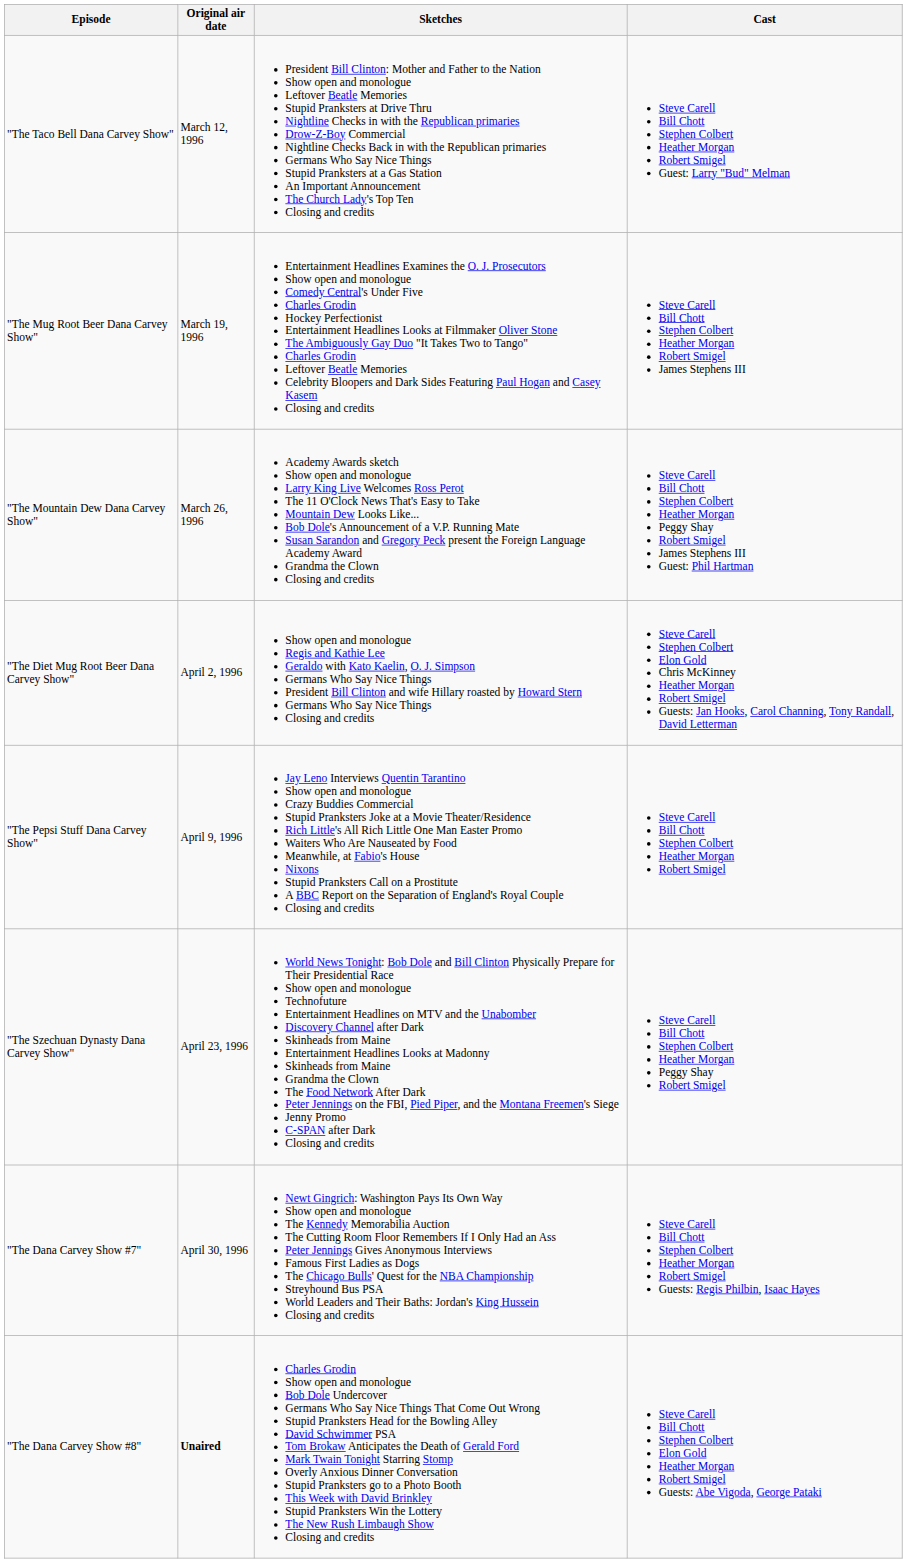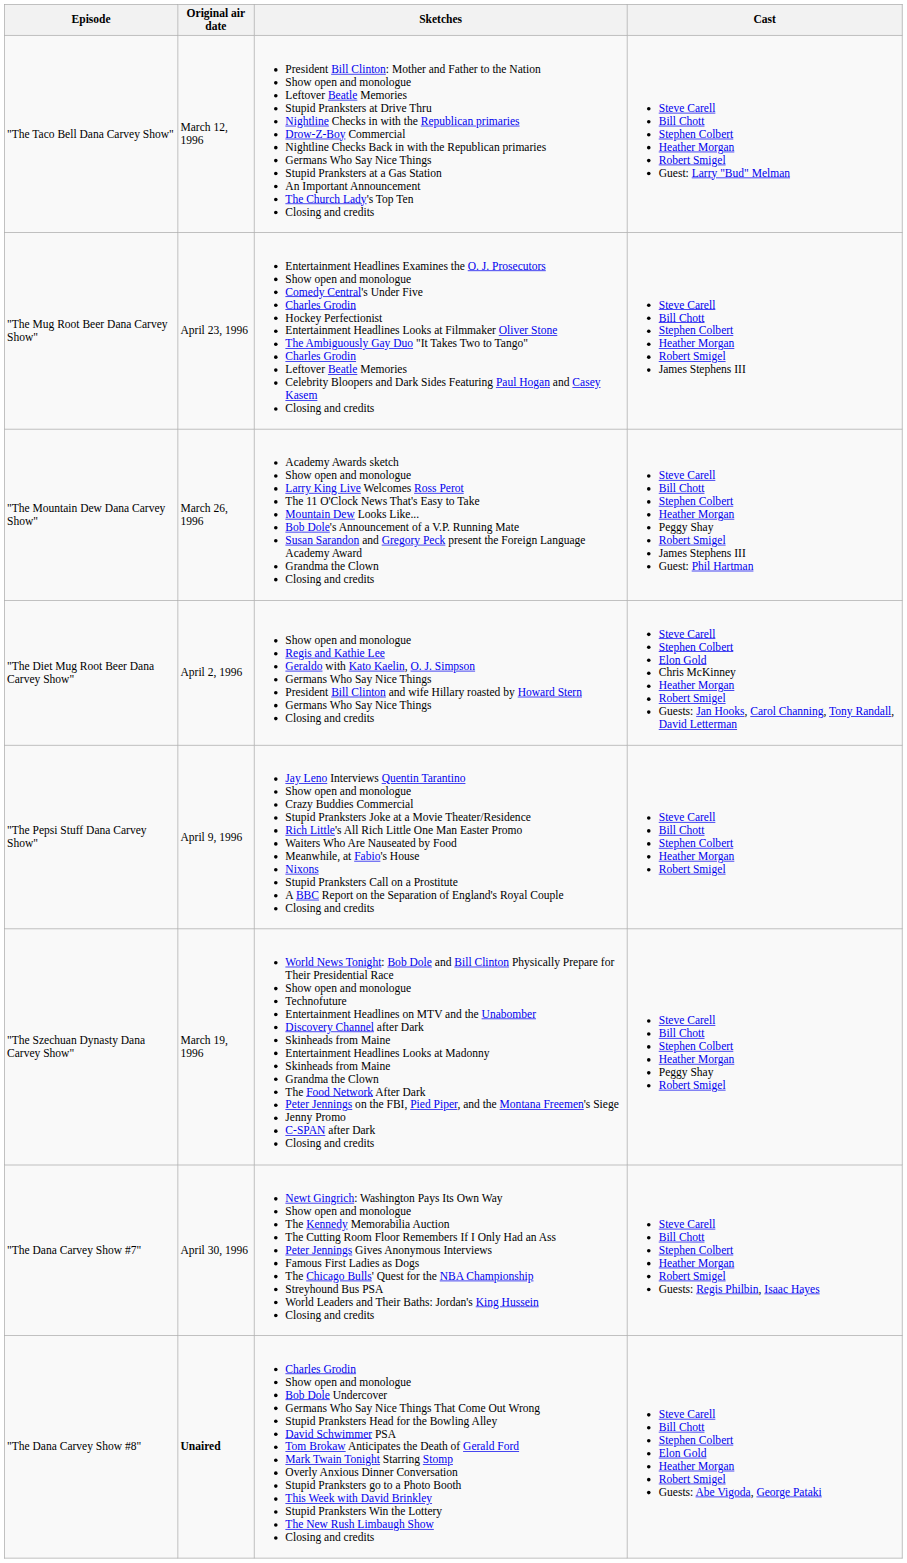(204, 330) March 19, 1996 -> (214, 330) April 23, 1996
(214, 1047) April 23, 1996 -> (204, 1047) March 19, 1996
